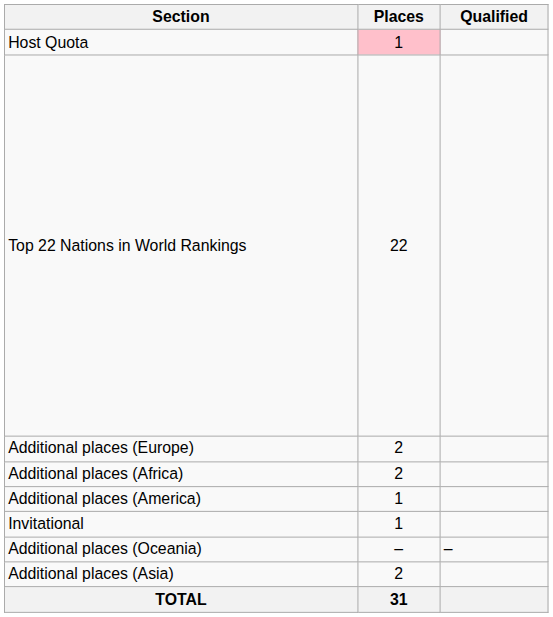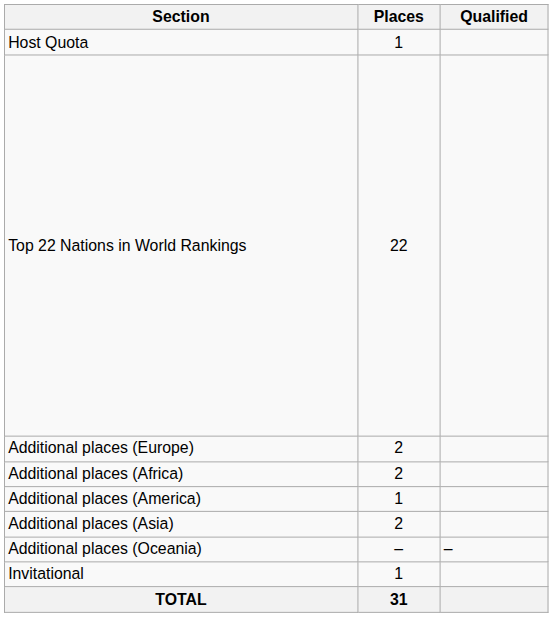(399, 42) pink background -> (399, 42) no background
rows swapped: (91, 574) <-> (46, 524)
